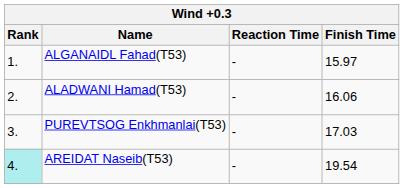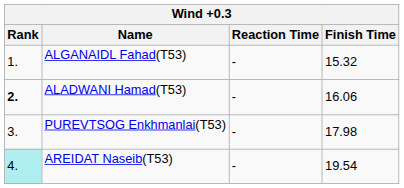(341, 62) 15.97 -> (341, 62) 15.32
(13, 97) normal -> (13, 97) bold
(341, 131) 17.03 -> (341, 131) 17.98
